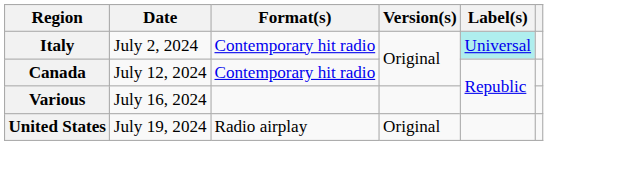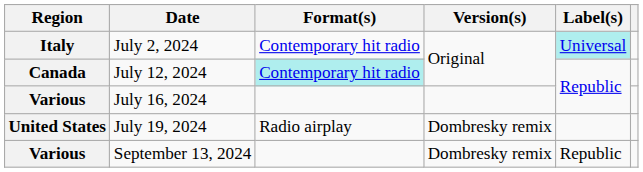(295, 72) no background -> (340, 72) paleturquoise background
(412, 126) Original -> (490, 126) Dombresky remix
+ row: (183, 153)
